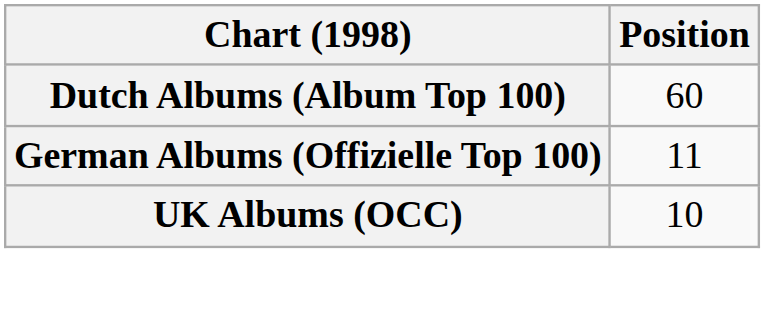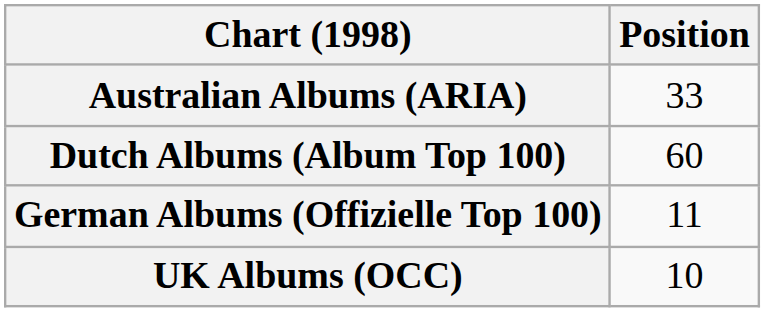+ row: (308, 94)
